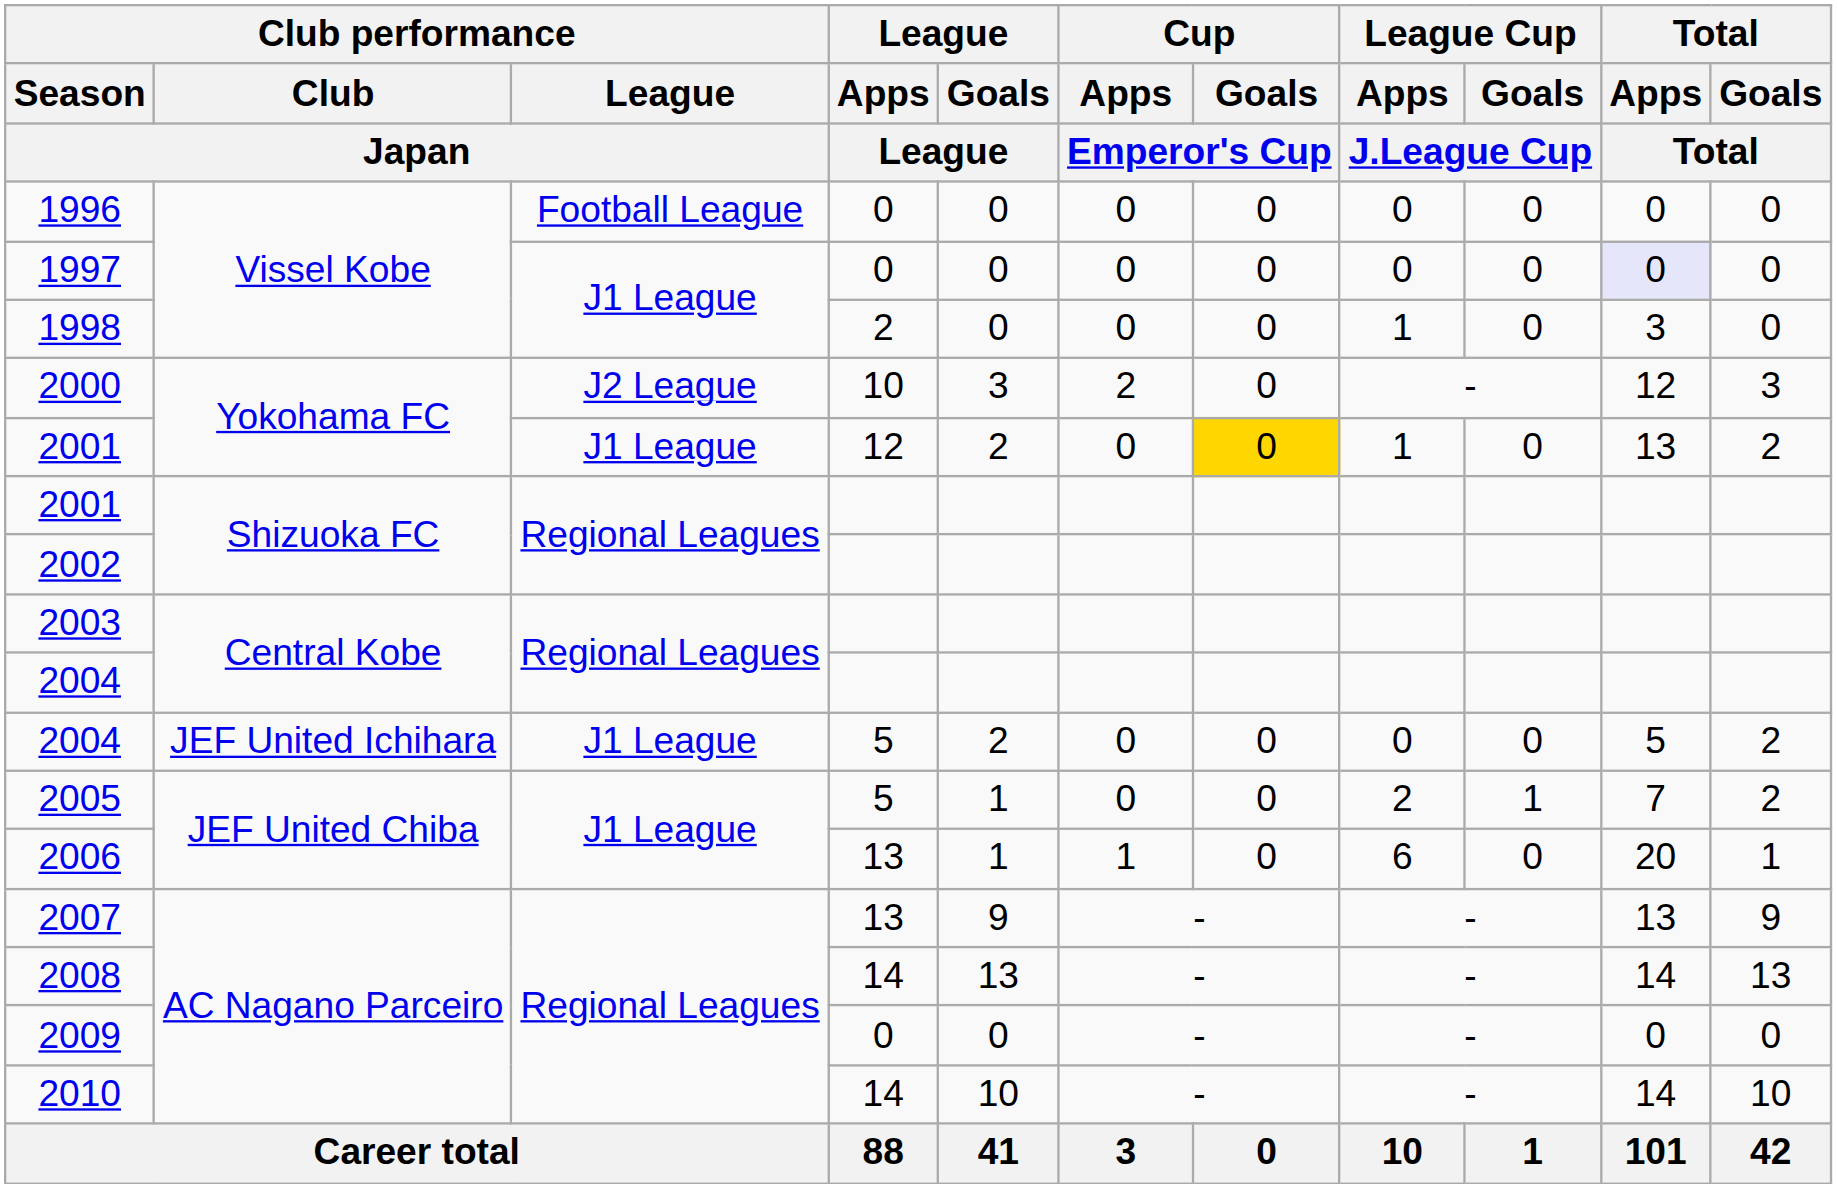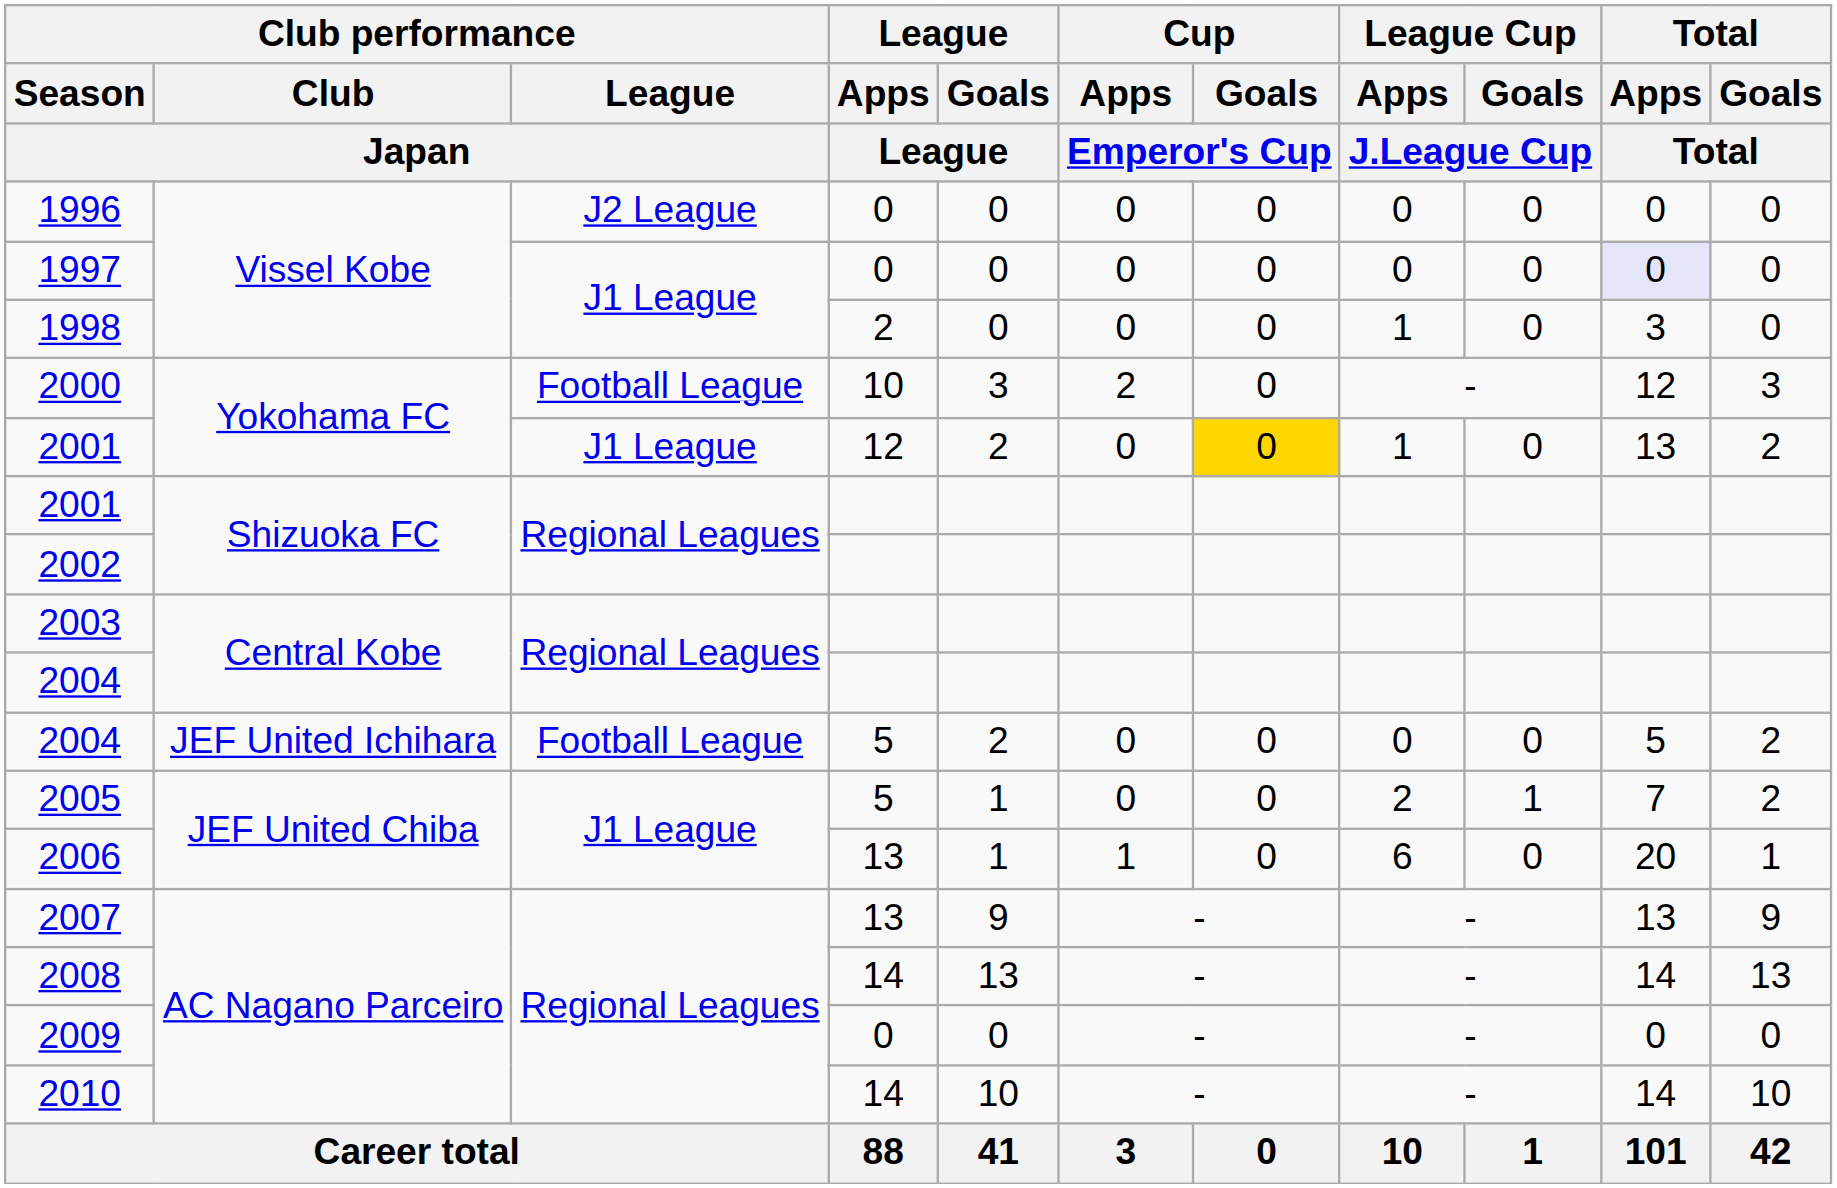(670, 210) Football League -> (670, 210) J2 League
(670, 387) J2 League -> (670, 387) Football League
(670, 740) J1 League -> (670, 740) Football League
